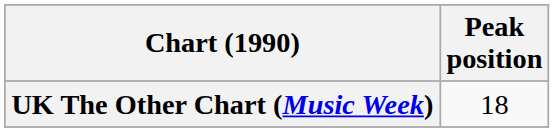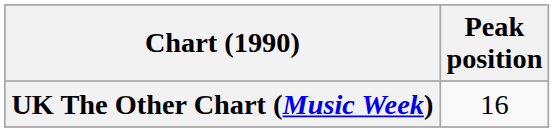(494, 103) 18 -> (494, 103) 16
